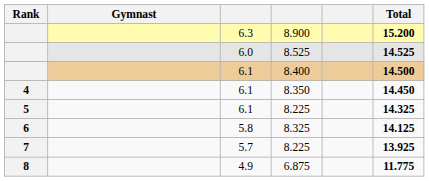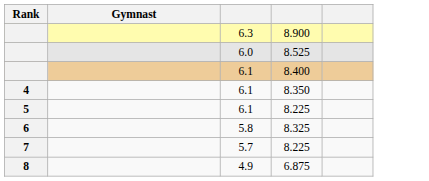- column: (399, 14)
